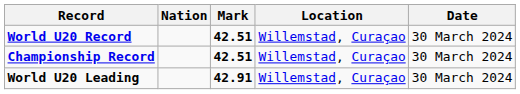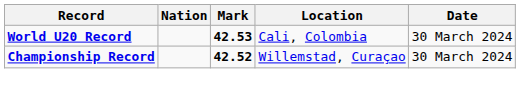(233, 36) 42.51 -> (233, 36) 42.53
(332, 36) Willemstad, Curaçao -> (313, 36) Cali, Colombia
(233, 57) 42.51 -> (233, 57) 42.52
- row: (73, 78)
